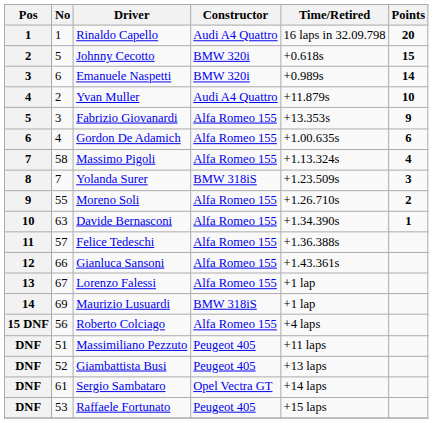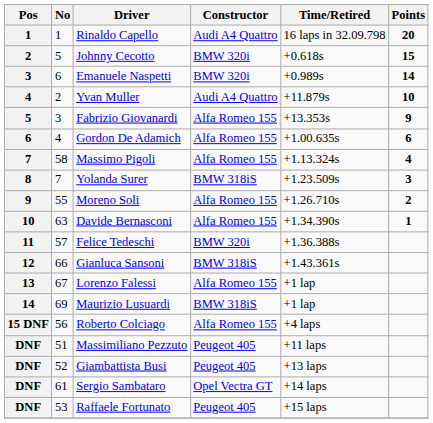(235, 242) Alfa Romeo 155 -> (222, 242) BMW 320i
(235, 262) Alfa Romeo 155 -> (225, 262) BMW 318iS
